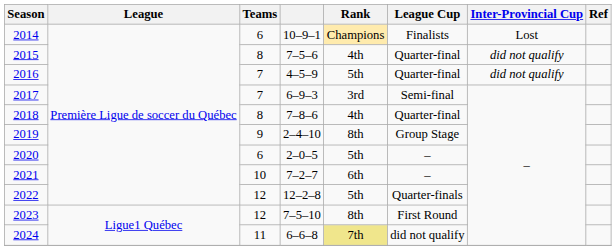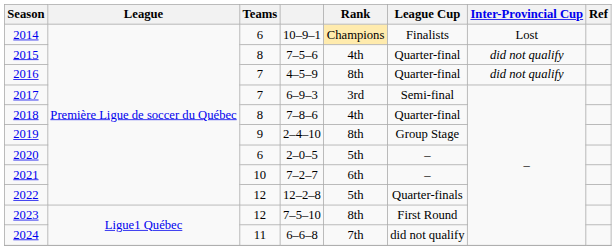(356, 74) 5th -> (356, 74) 8th
(356, 235) khaki background -> (356, 235) no background
